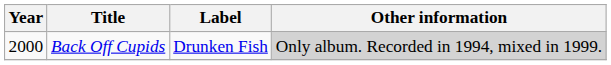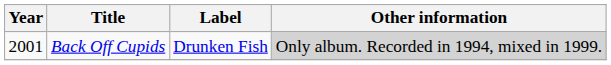(26, 45) 2000 -> (26, 45) 2001
